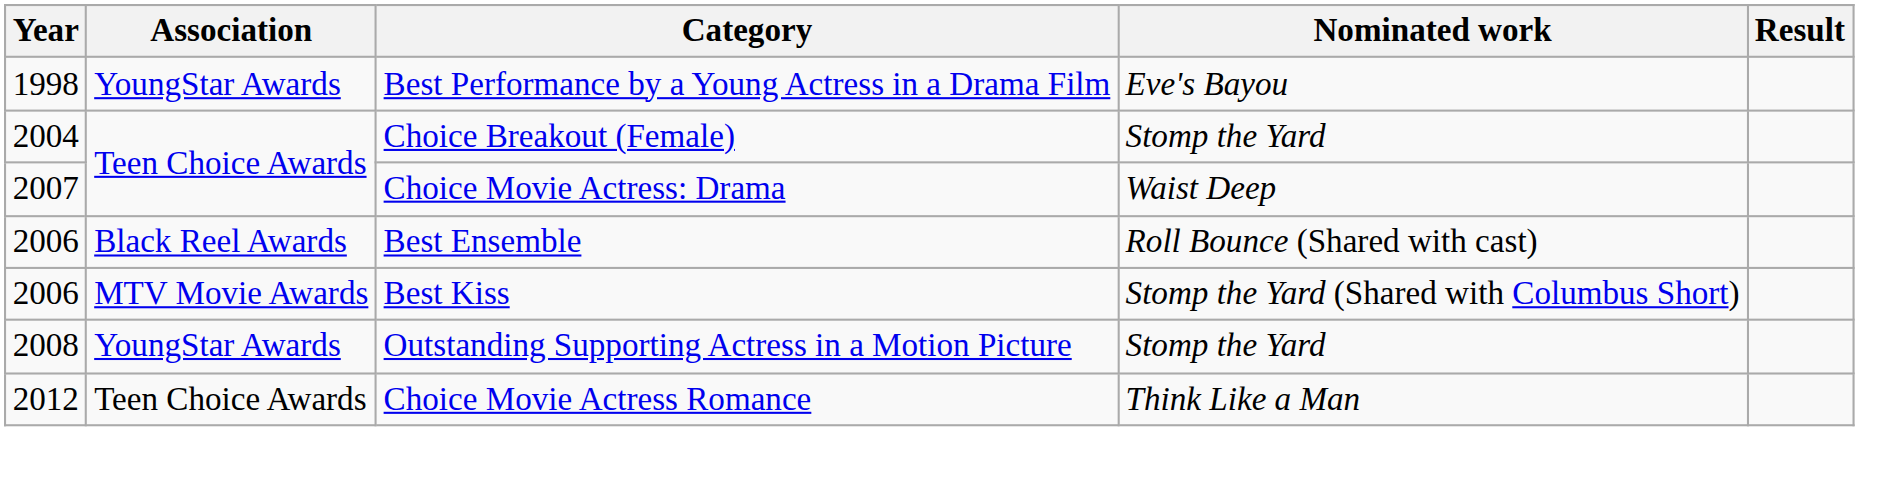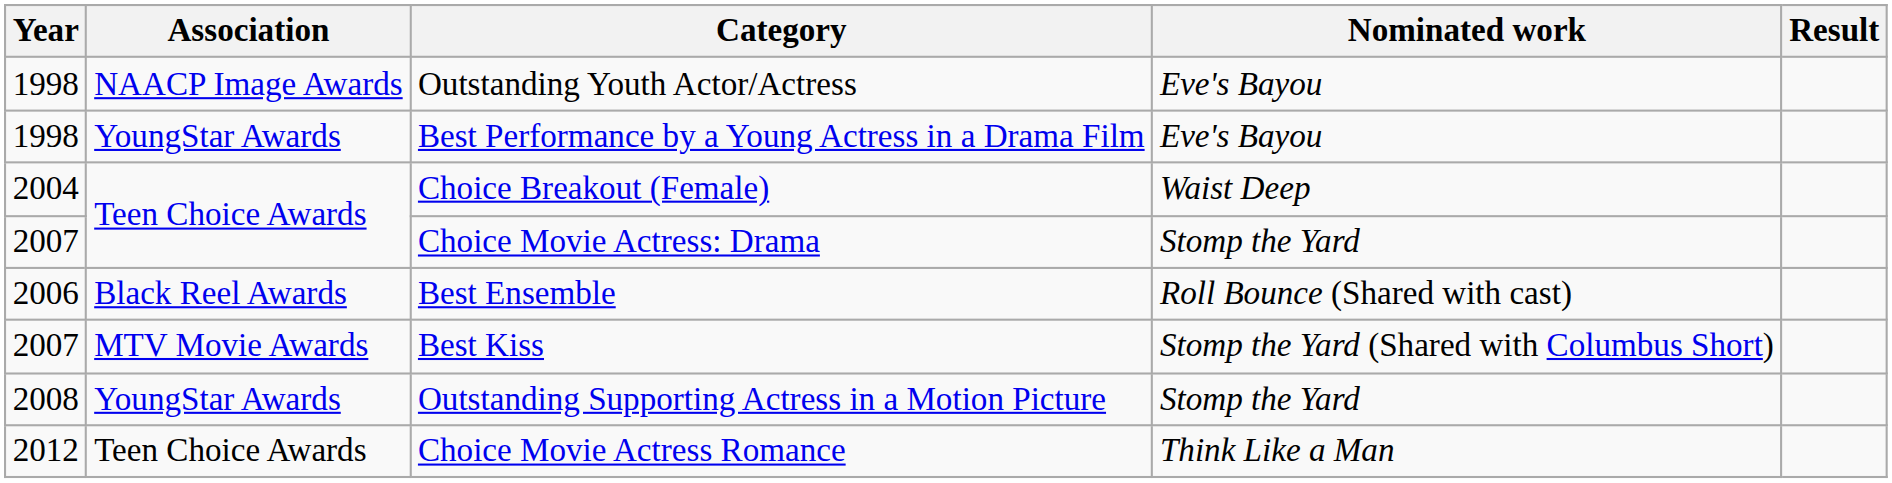+ row: (637, 83)
(1226, 135) Stomp the Yard -> (1235, 188) Waist Deep
(1201, 188) Waist Deep -> (1260, 240) Stomp the Yard
(46, 293) 2006 -> (46, 345) 2007
